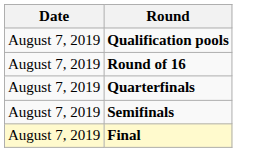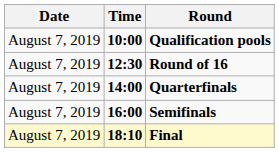+ column: (125, 16)
